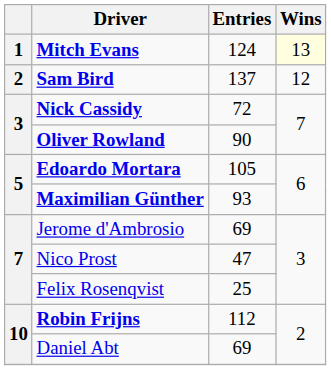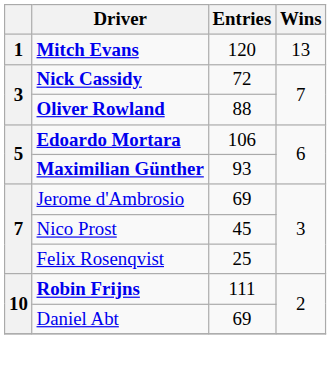(242, 49) 124 -> (242, 49) 120
(301, 49) lightyellow background -> (301, 49) no background
- row: (75, 79)
(242, 139) 90 -> (242, 109) 88
(242, 169) 105 -> (242, 139) 106
(242, 259) 47 -> (242, 229) 45
(242, 318) 112 -> (242, 288) 111
